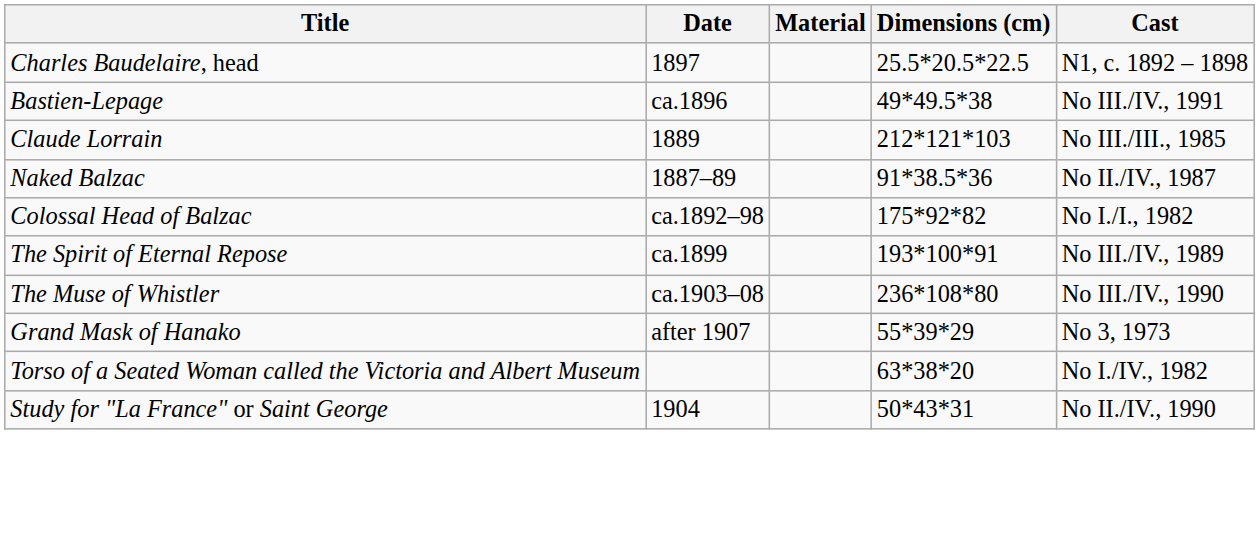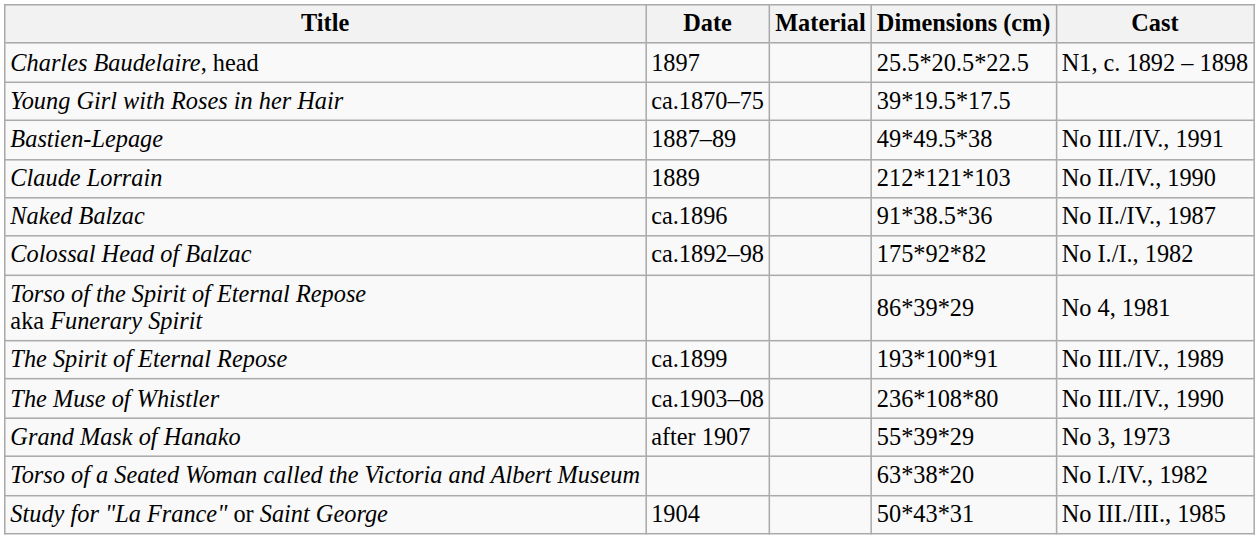+ row: (177, 100)
(689, 100) ca.1896 -> (694, 139) 1887–89
(1144, 139) No III./III., 1985 -> (1139, 178) No II./IV., 1990
(694, 178) 1887–89 -> (689, 216) ca.1896
+ row: (188, 307)
(1139, 409) No II./IV., 1990 -> (1144, 513) No III./III., 1985
